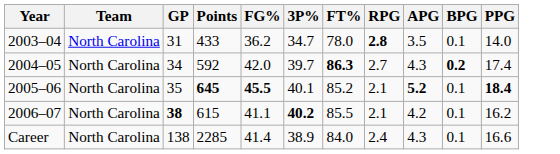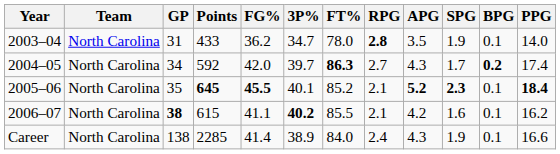+ column: (461, 16)
